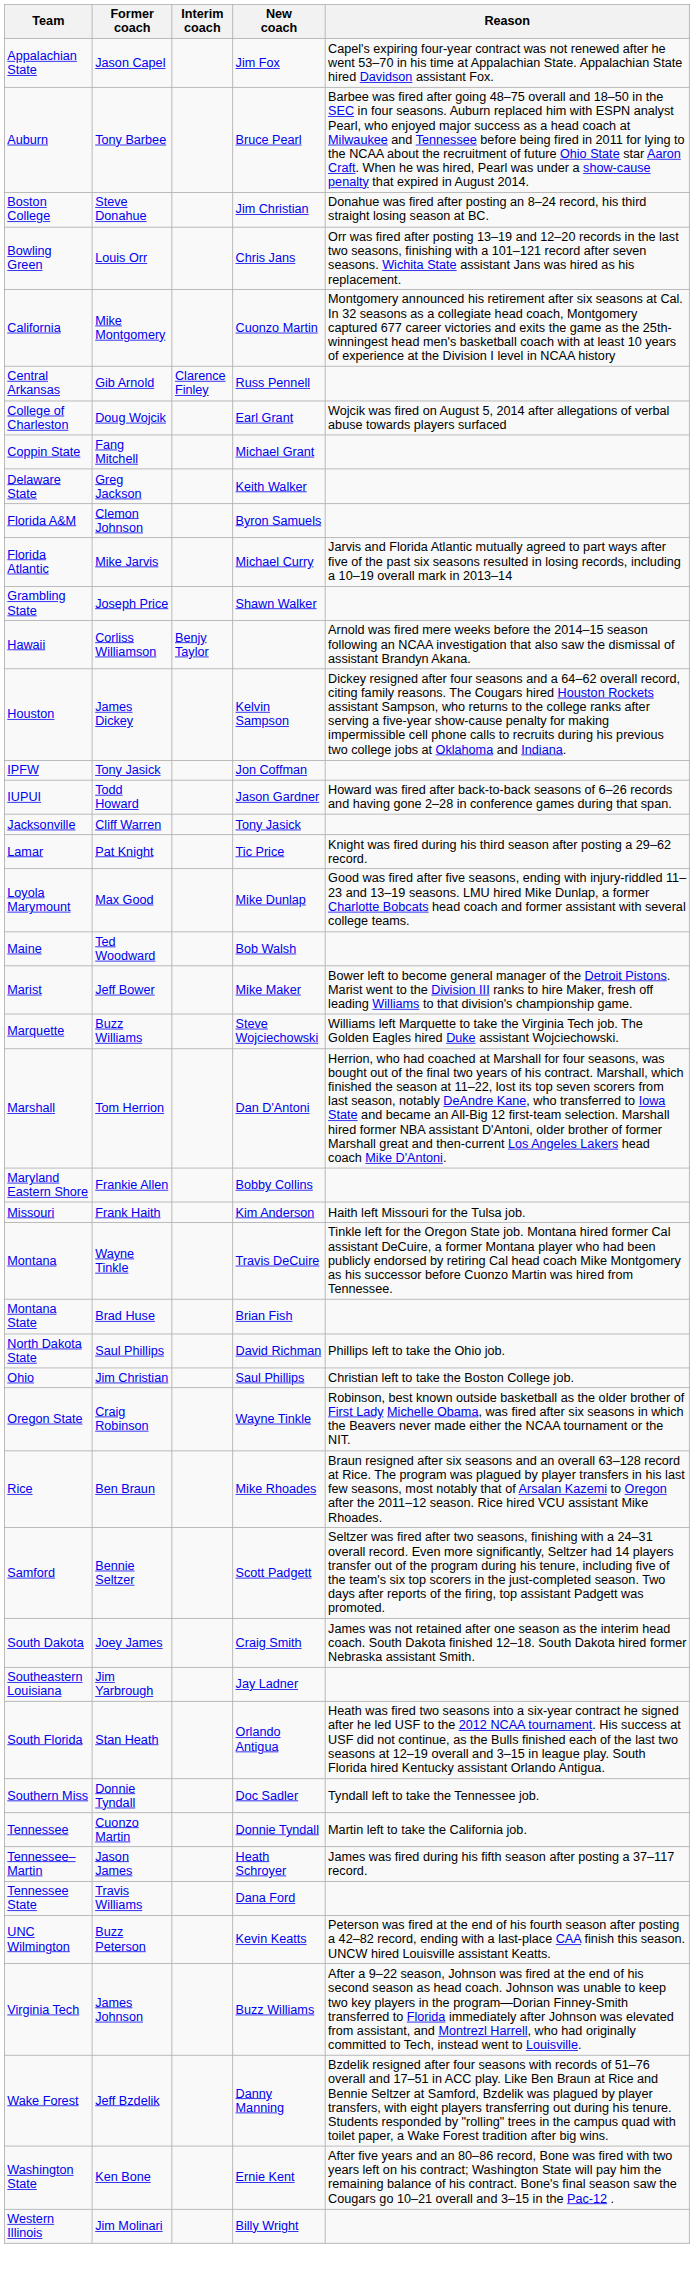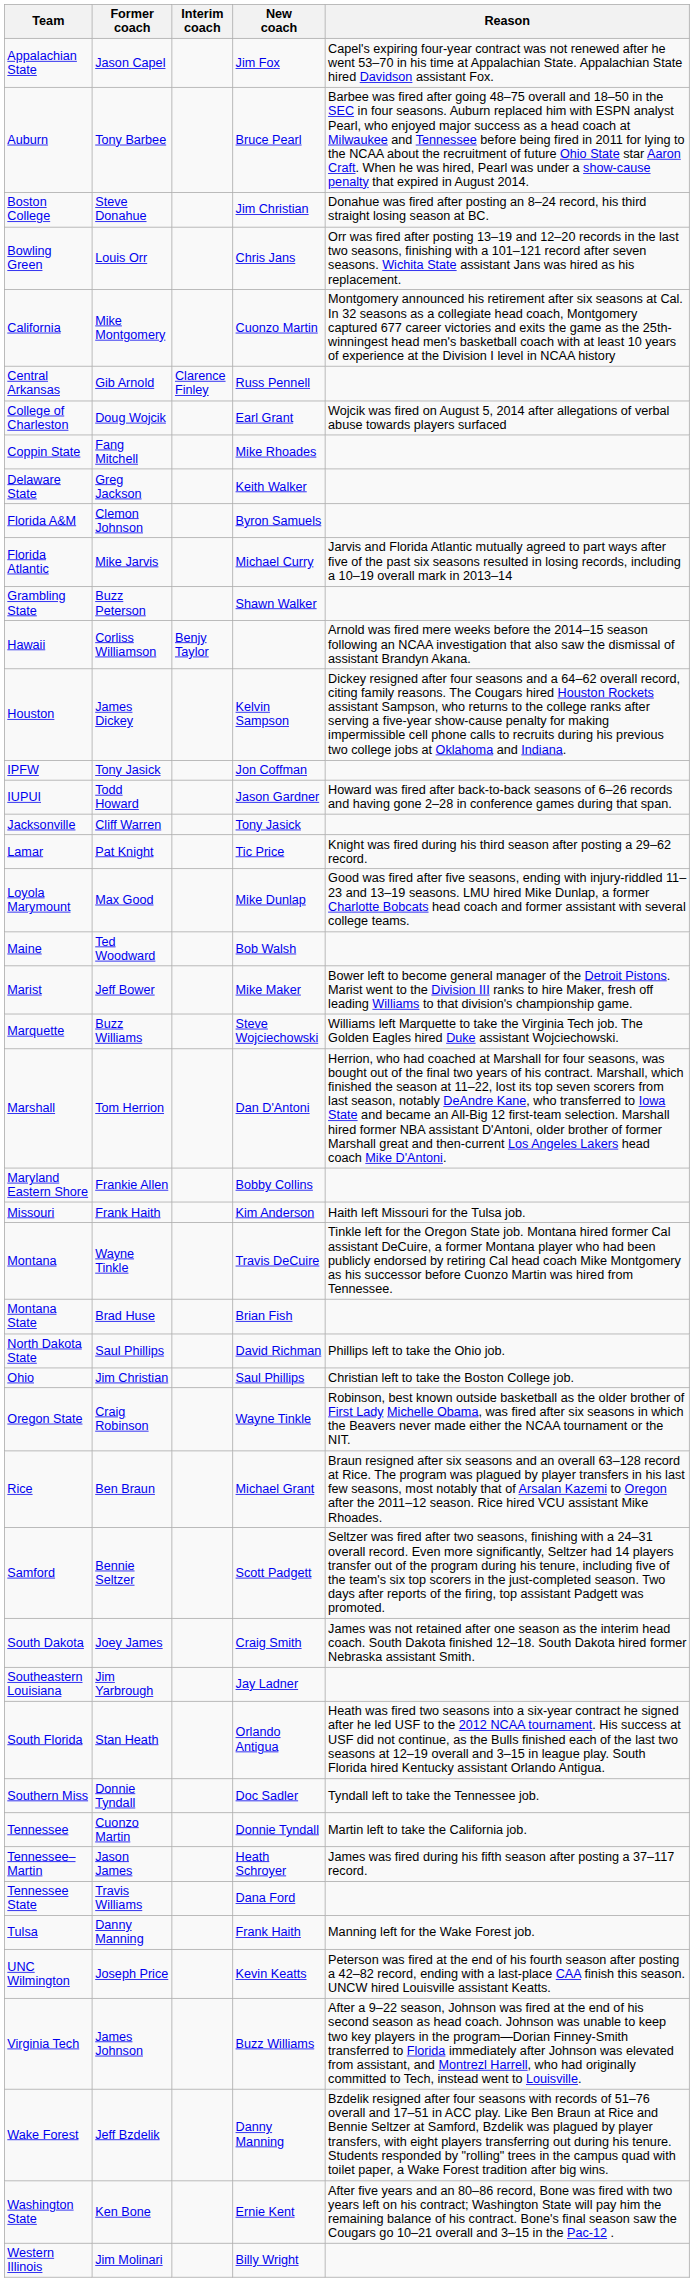(275, 452) Michael Grant -> (276, 452) Mike Rhoades
(132, 603) Joseph Price -> (120, 603) Buzz Peterson
(276, 1489) Mike Rhoades -> (275, 1489) Michael Grant
+ row: (23, 1932)
(120, 1939) Buzz Peterson -> (132, 1974) Joseph Price
